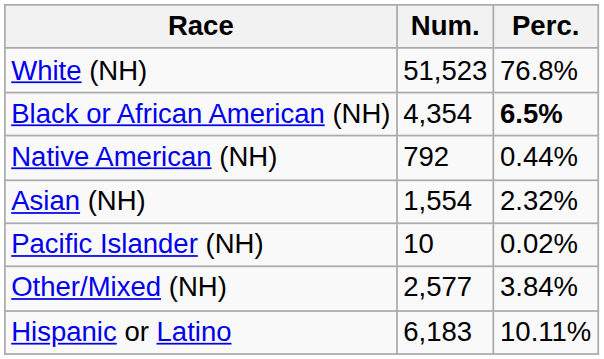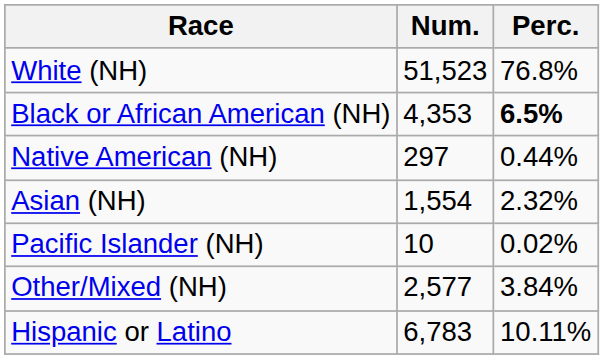(438, 113) 4,354 -> (438, 113) 4,353
(426, 157) 792 -> (426, 157) 297
(438, 331) 6,183 -> (438, 331) 6,783
